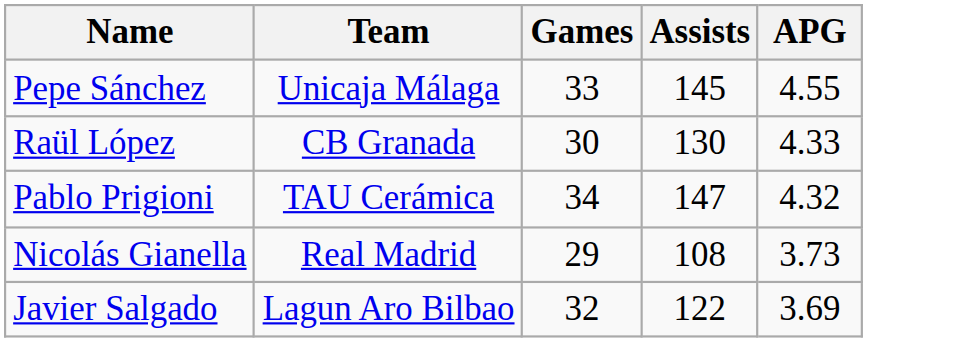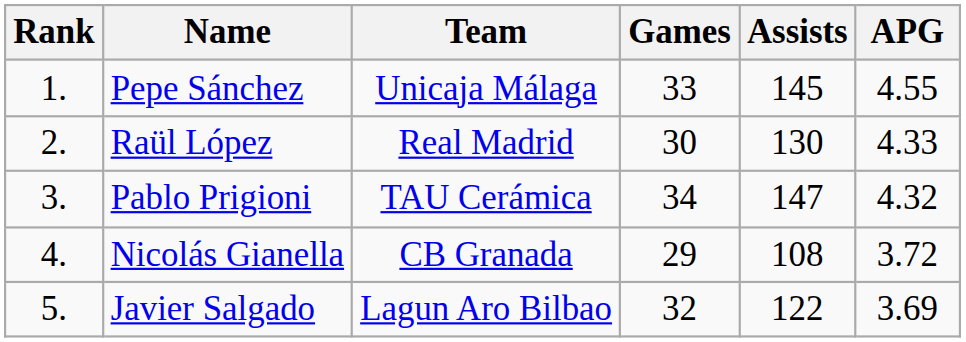+ column: (54, 32)
(389, 142) CB Granada -> (486, 142) Real Madrid
(389, 253) Real Madrid -> (486, 253) CB Granada
(810, 253) 3.73 -> (907, 253) 3.72
